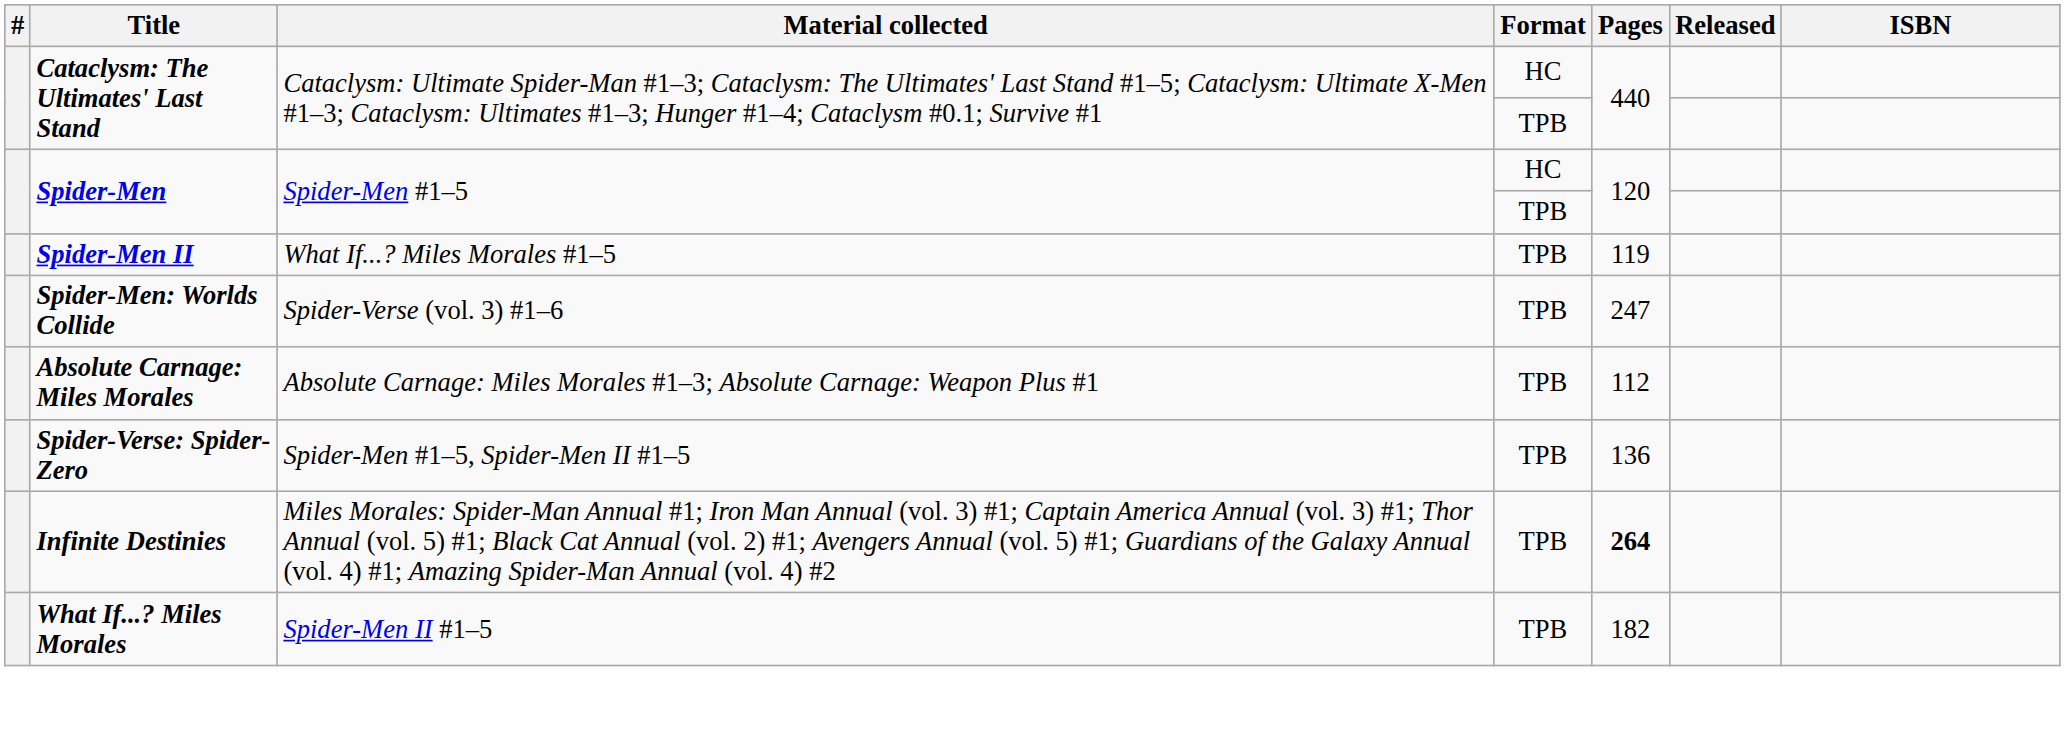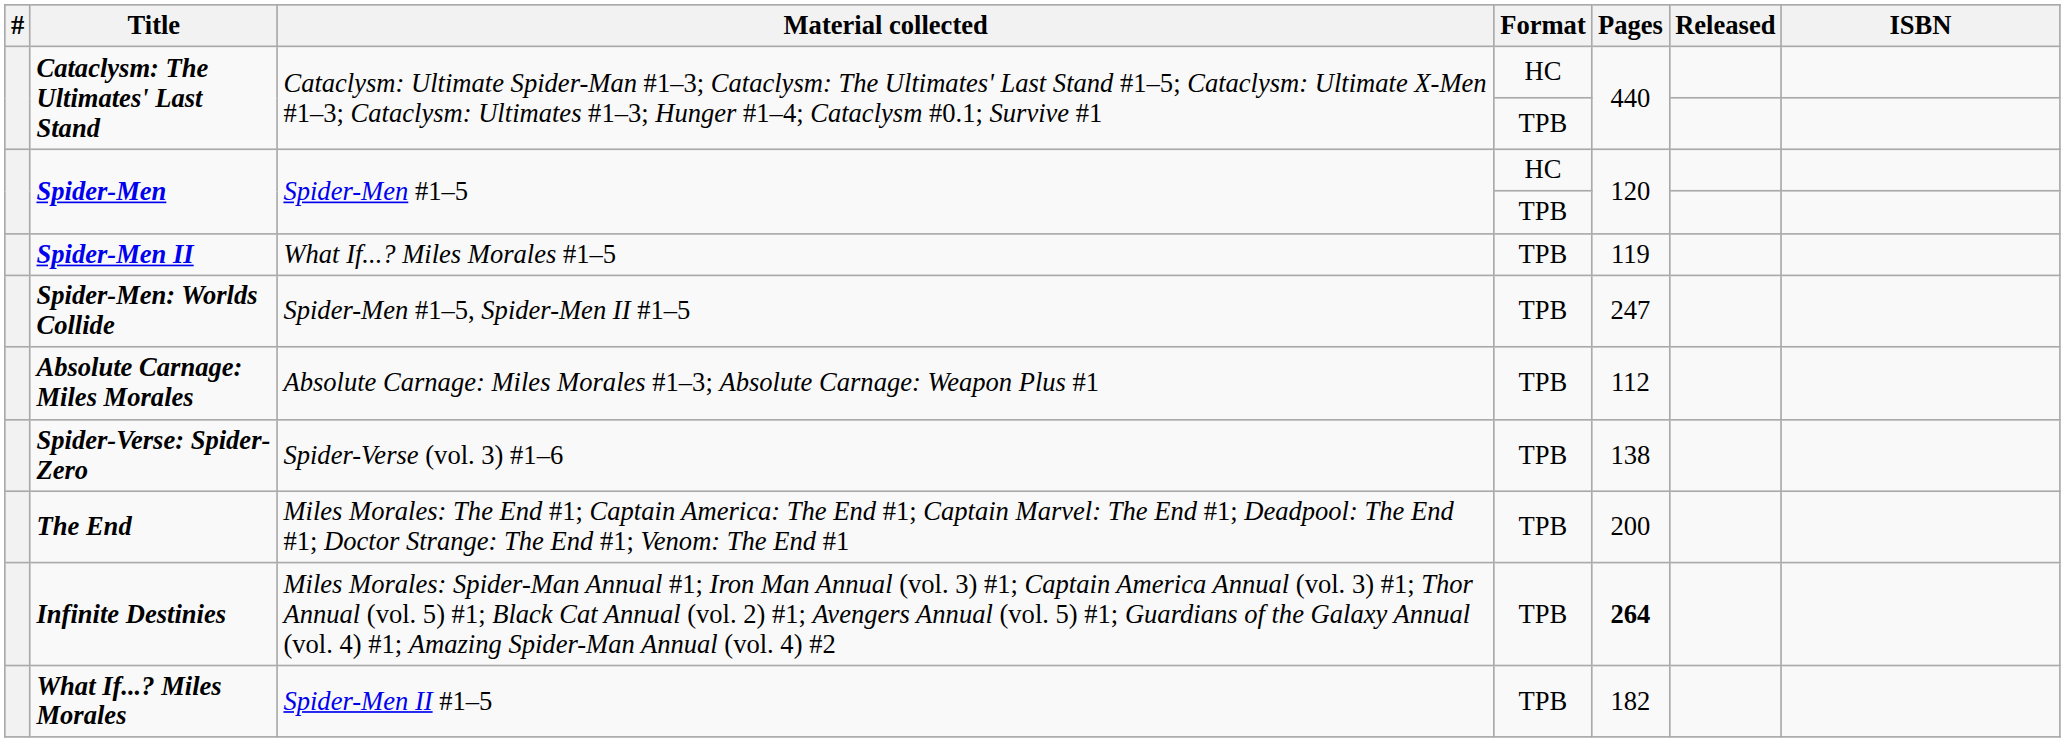(423, 310) Spider-Verse (vol. 3) #1–6 -> (487, 310) Spider-Men #1–5, Spider-Men II #1–5
(487, 454) Spider-Men #1–5, Spider-Men II #1–5 -> (423, 454) Spider-Verse (vol. 3) #1–6
(1630, 454) 136 -> (1630, 454) 138
+ row: (84, 526)
